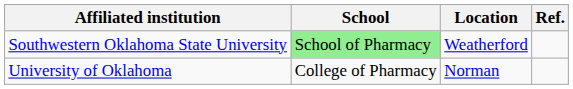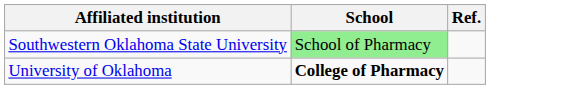- column: (486, 17)
(366, 71) normal -> (369, 71) bold
